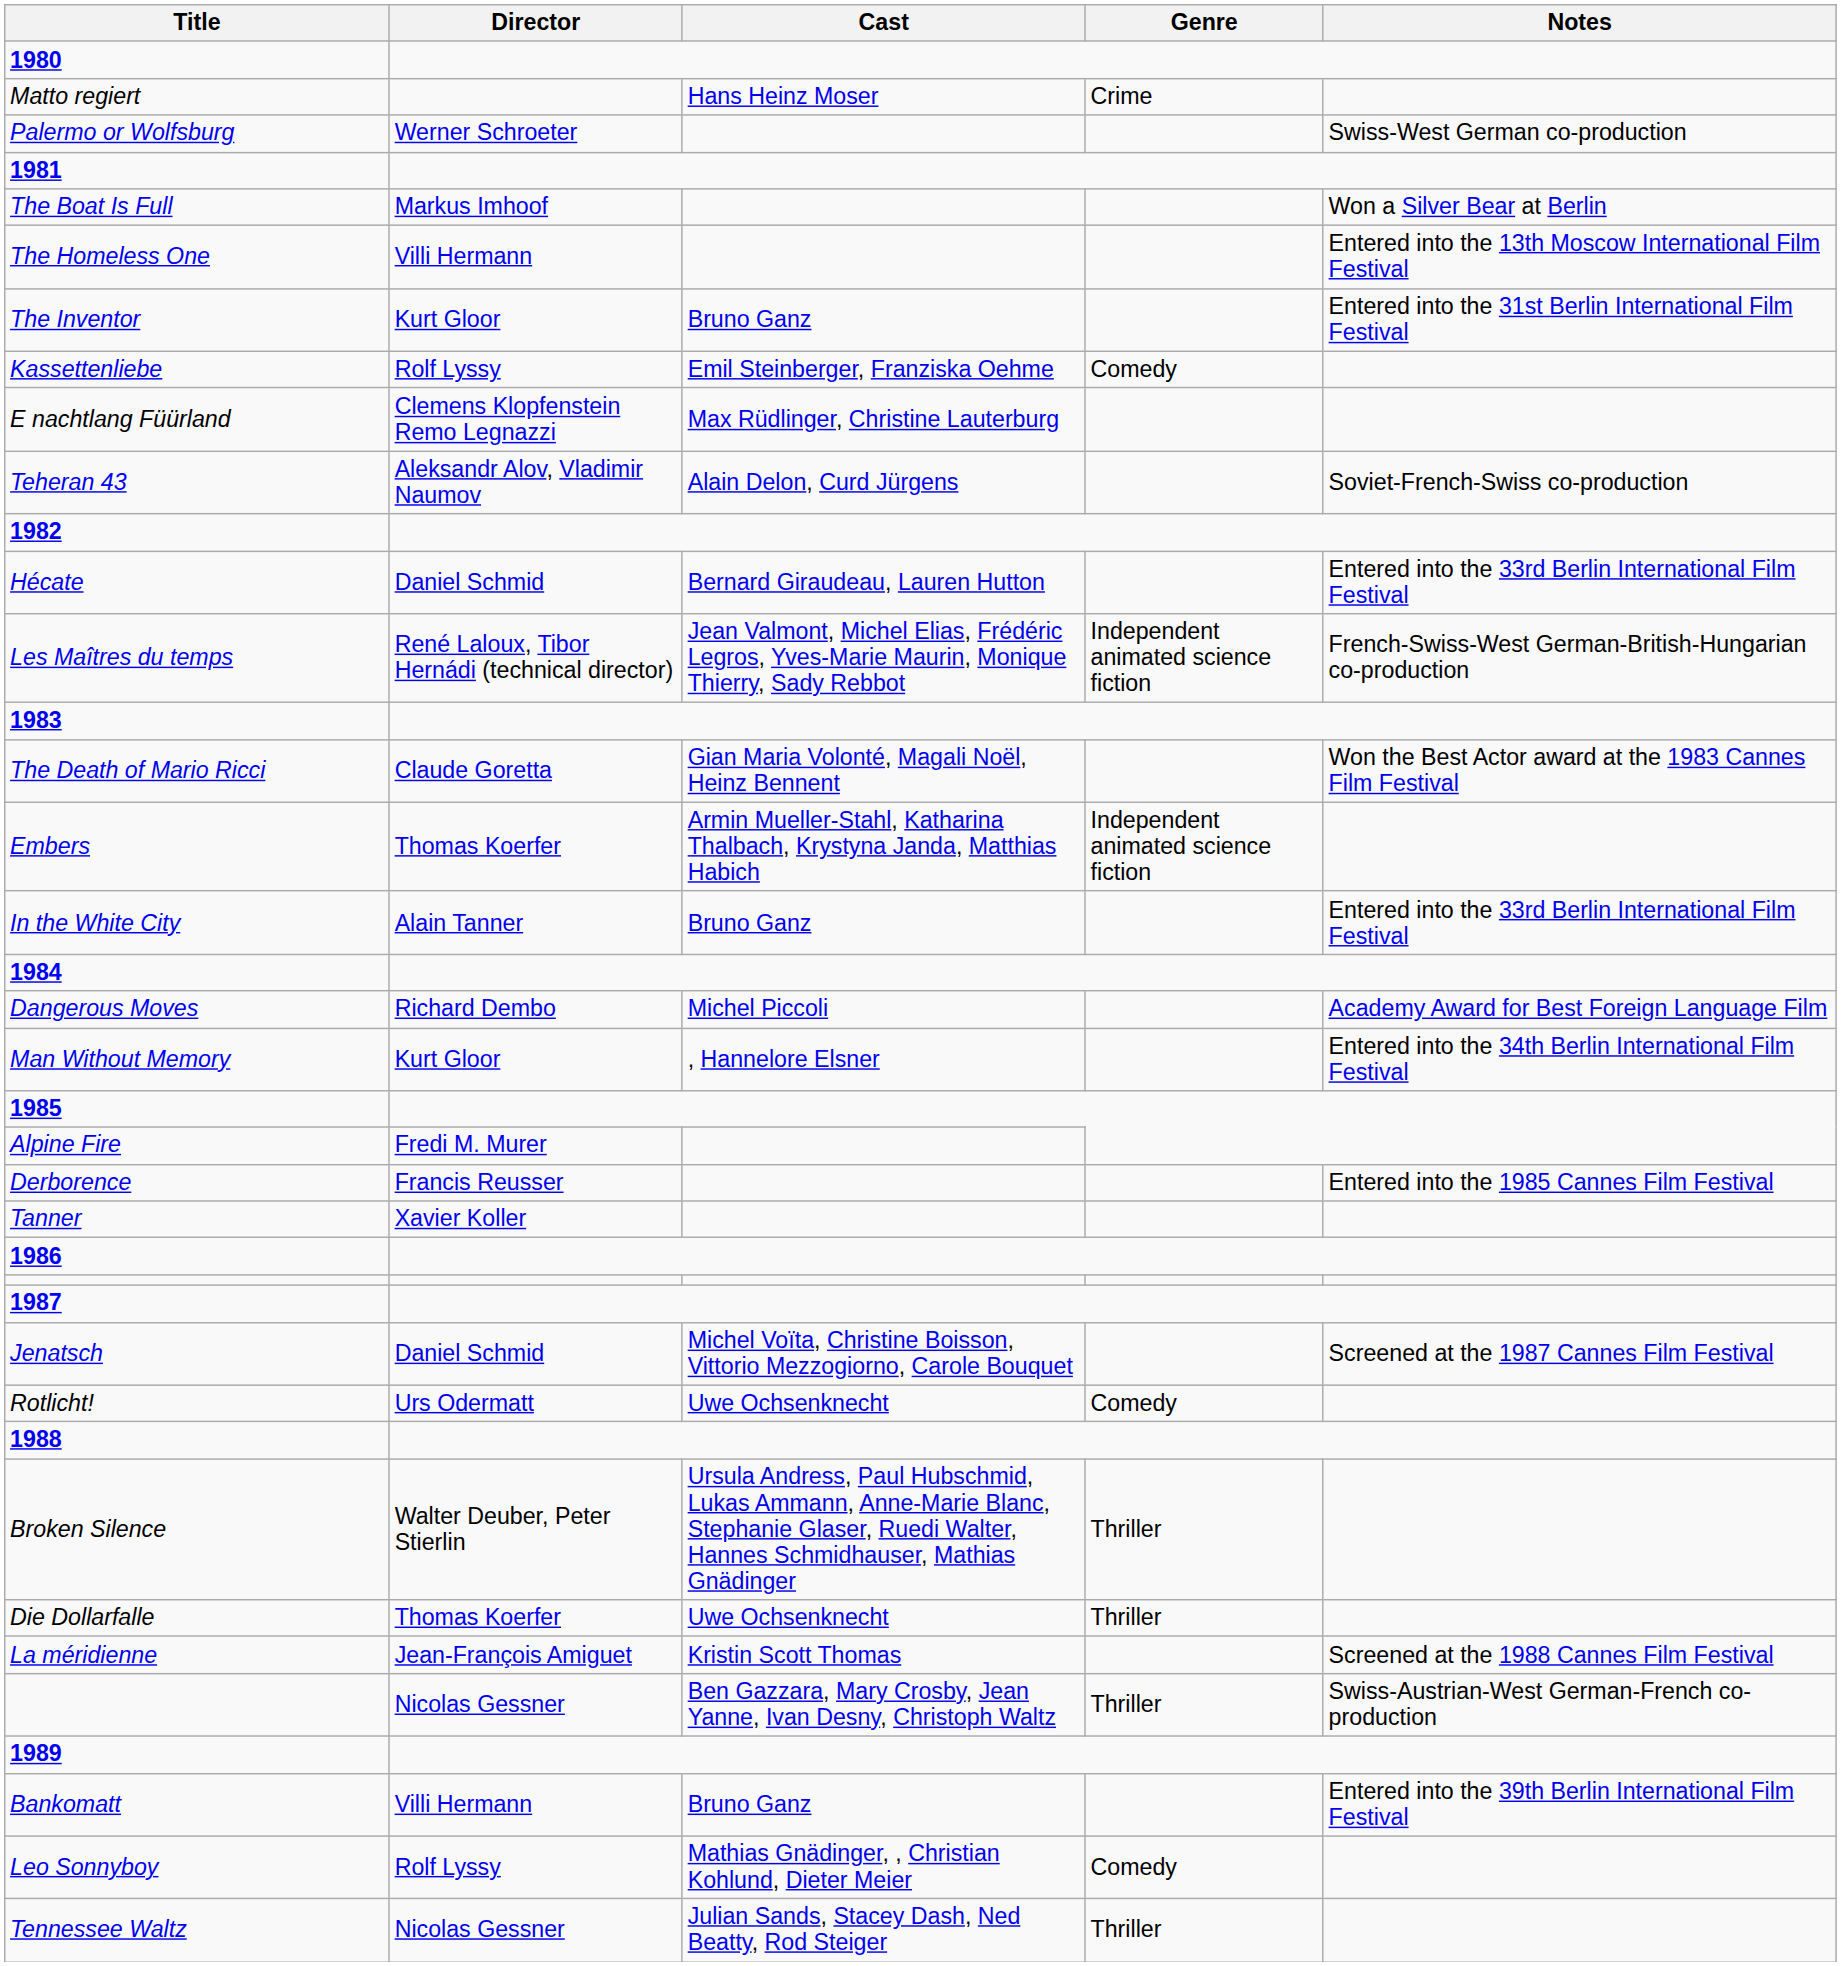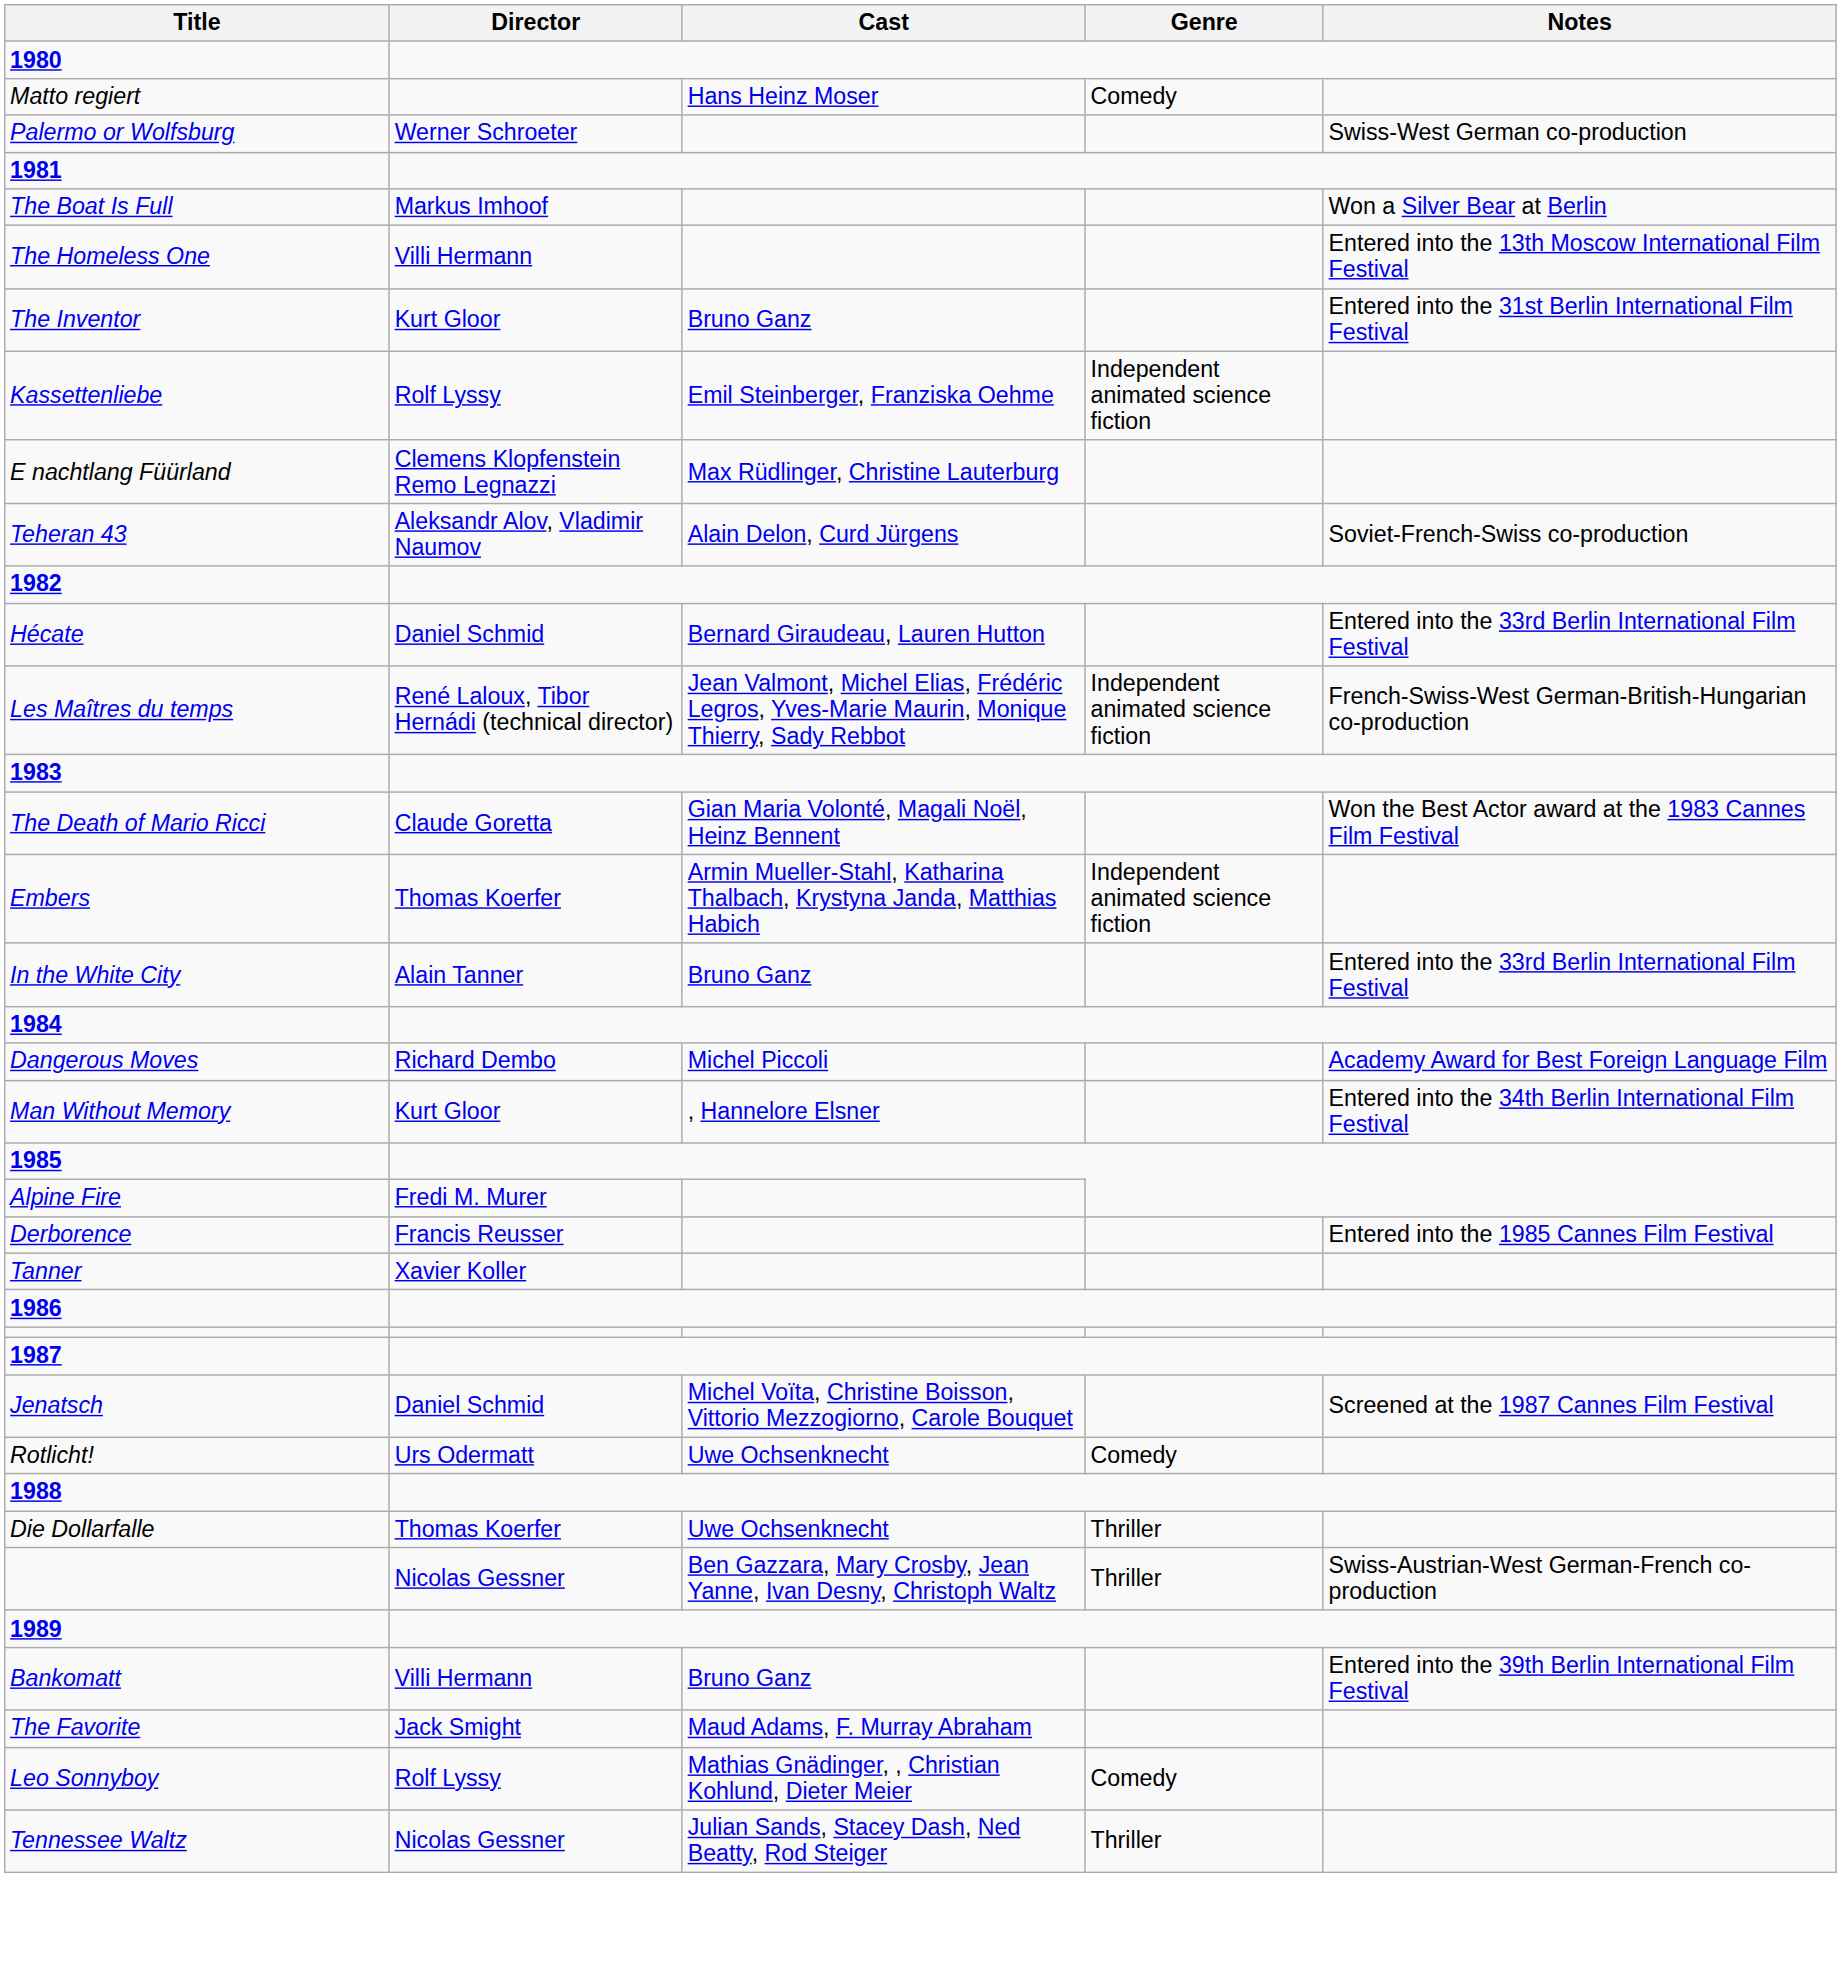(1121, 96) Crime -> (1134, 96) Comedy
(1134, 369) Comedy -> (1181, 395) Independent animated science fiction
- row: (88, 1528)
- row: (84, 1654)
+ row: (75, 1728)
